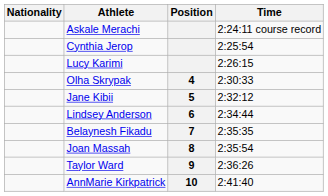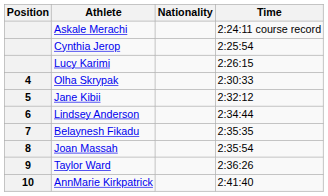columns swapped: (192, 13) <-> (34, 13)
